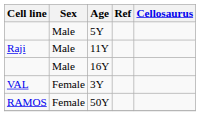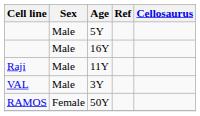rows swapped: (100, 66) <-> (99, 48)
(68, 84) Female -> (63, 84) Male
